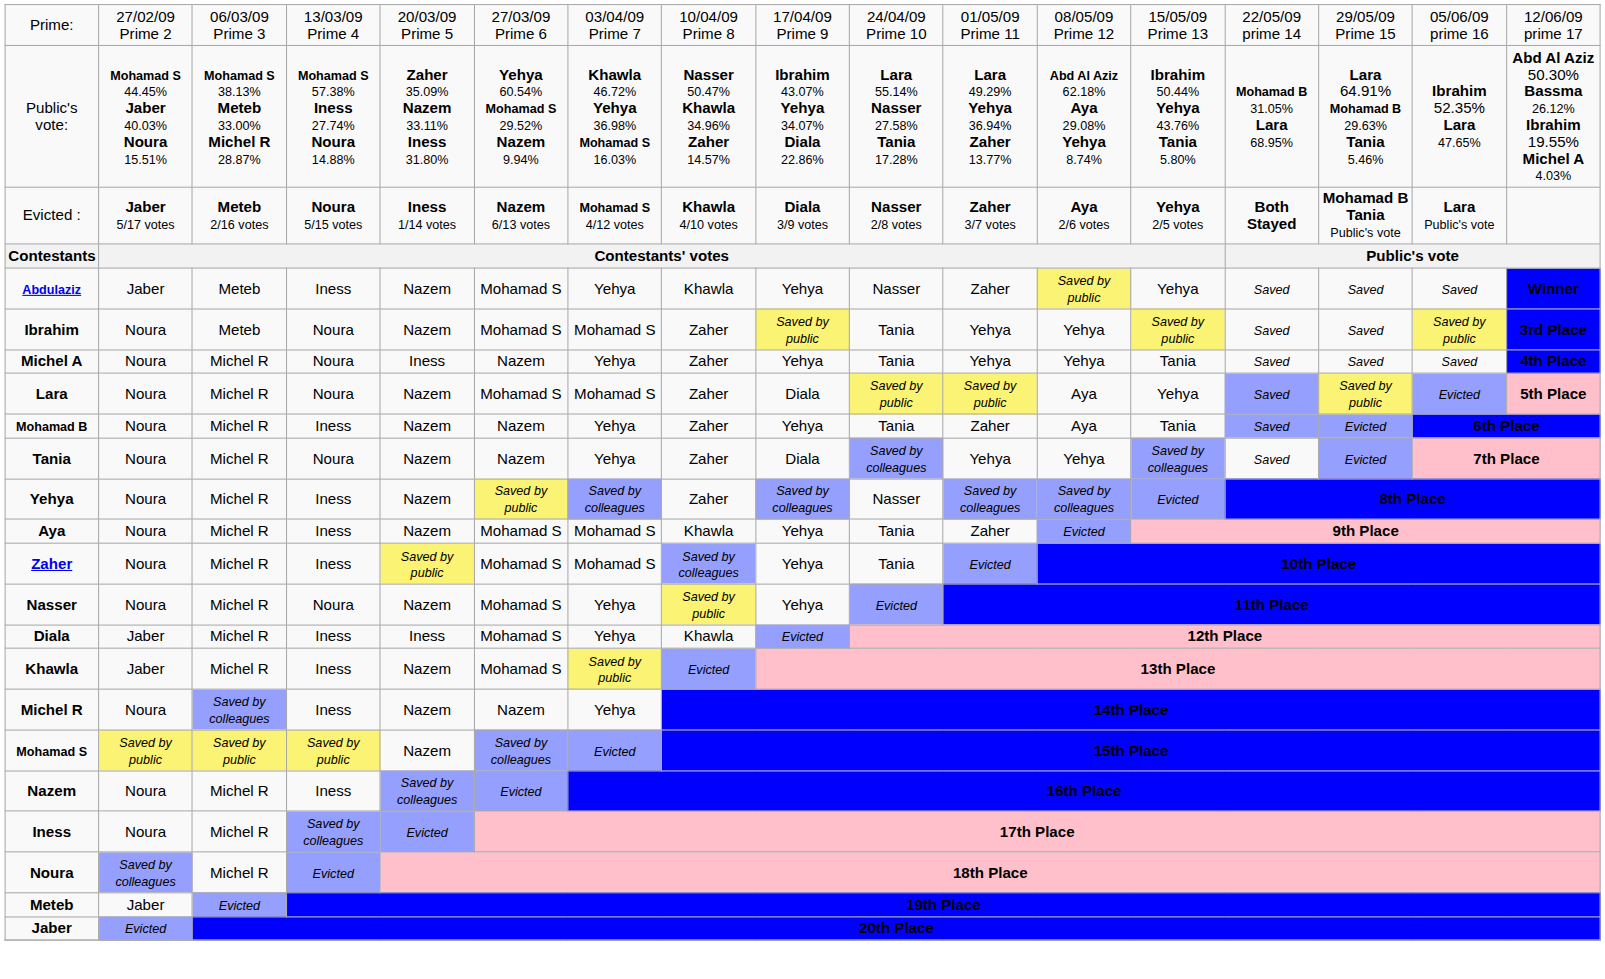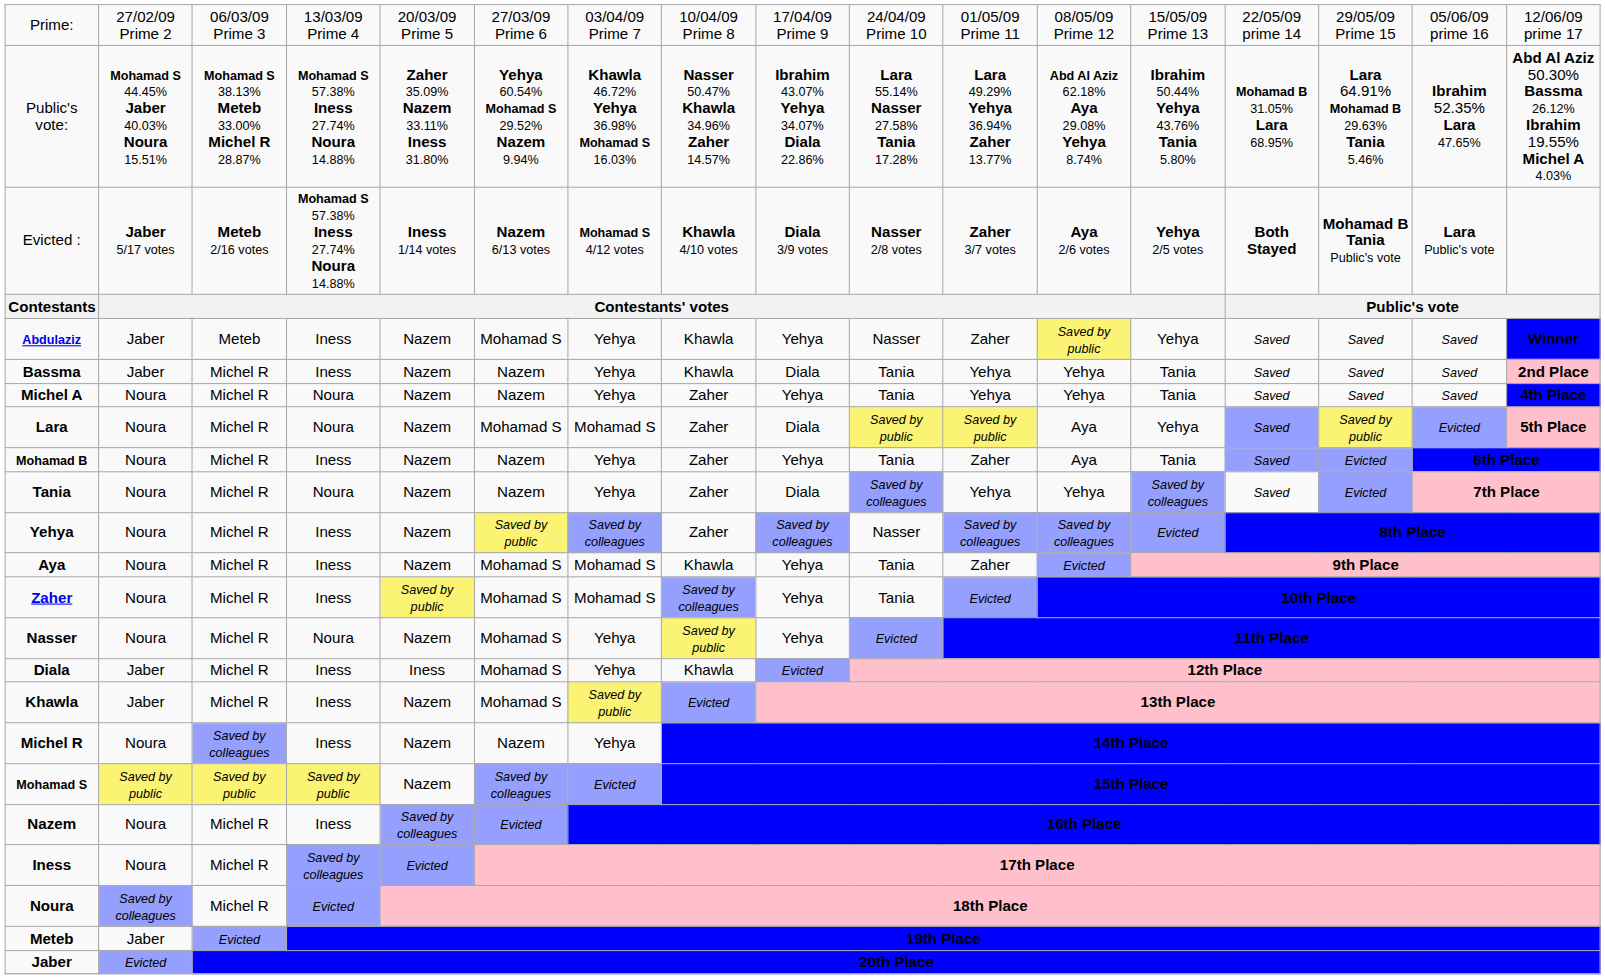(333, 216) Noura 5/15 votes -> (333, 242) Mohamad S 57.38% Iness 27.74% Noura 14.88%
+ row: (52, 371)
- row: (52, 329)
(427, 362) Iness -> (427, 395) Nazem
